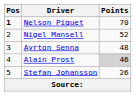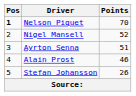(124, 48) 48 -> (124, 48) 51
(124, 60) lightgrey background -> (124, 60) no background
